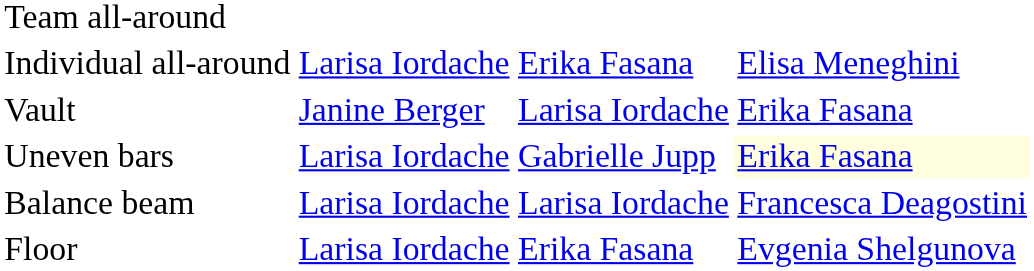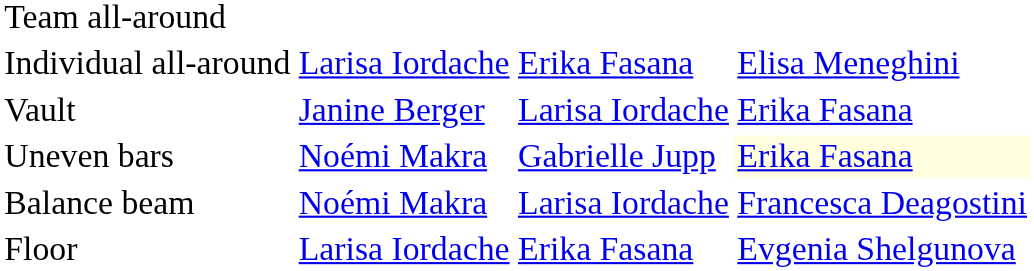(404, 156) Larisa Iordache -> (393, 156) Noémi Makra
(404, 202) Larisa Iordache -> (393, 202) Noémi Makra
